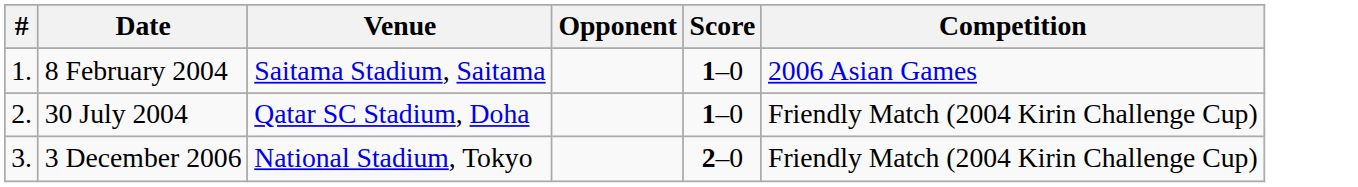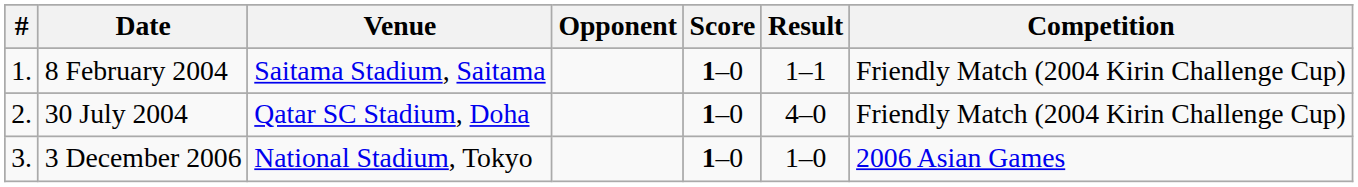+ column: (806, 26)
(873, 70) 2006 Asian Games -> (1101, 70) Friendly Match (2004 Kirin Challenge Cup)
(722, 158) 2–0 -> (722, 158) 1–0
(1013, 158) Friendly Match (2004 Kirin Challenge Cup) -> (961, 158) 2006 Asian Games
